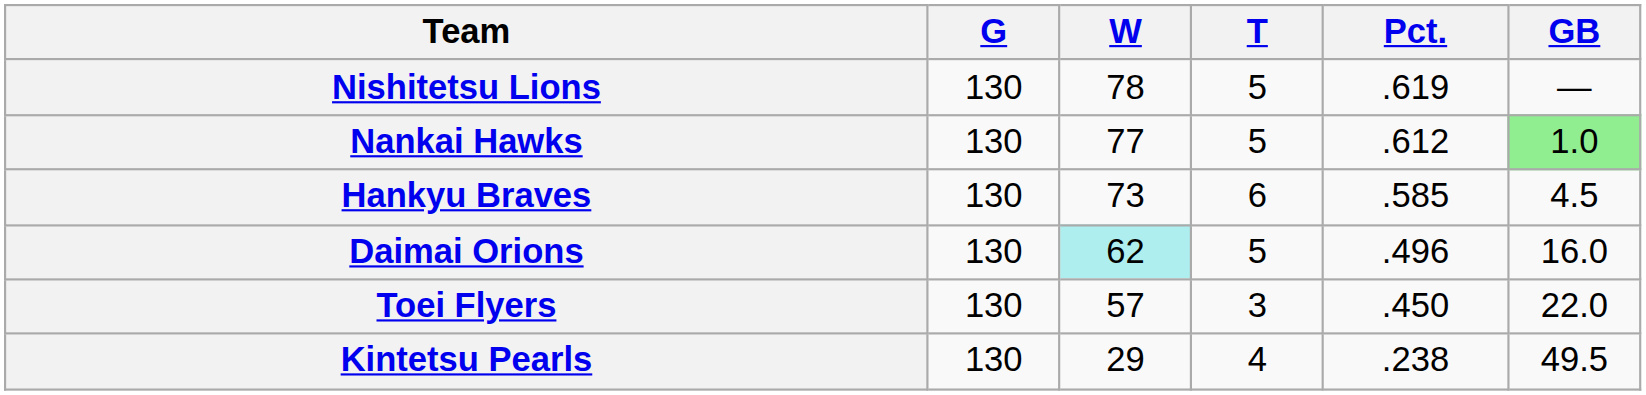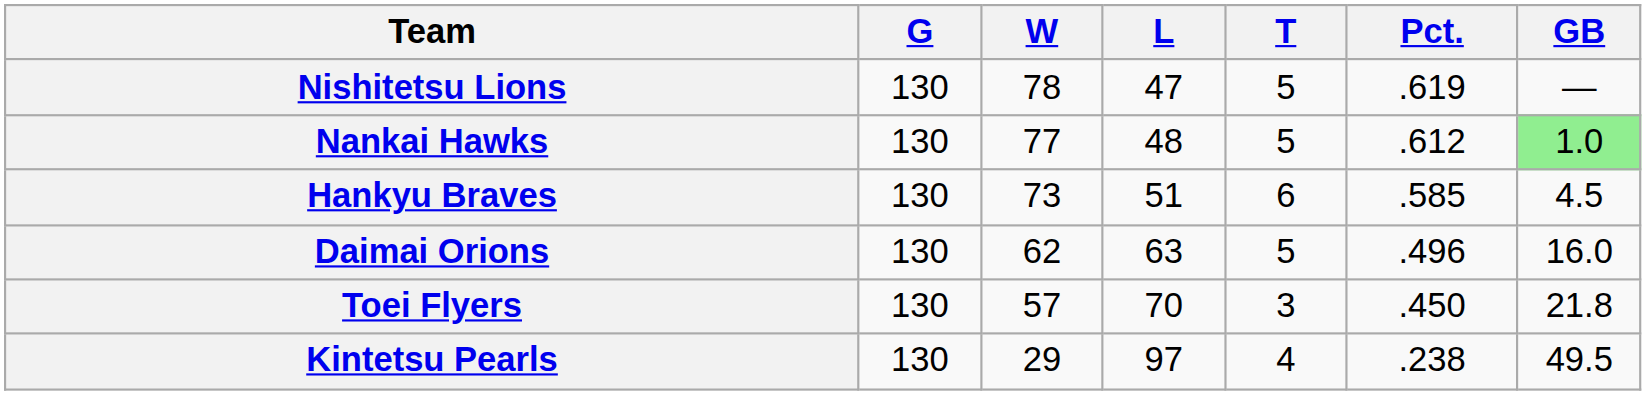+ column: (1164, 31)
(1126, 251) paleturquoise background -> (1042, 251) no background
(1574, 305) 22.0 -> (1579, 305) 21.8
